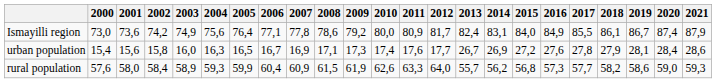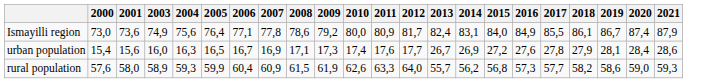- column: (159, 13)
